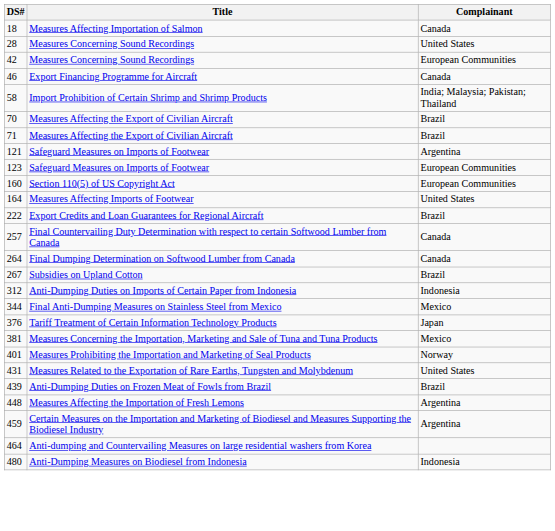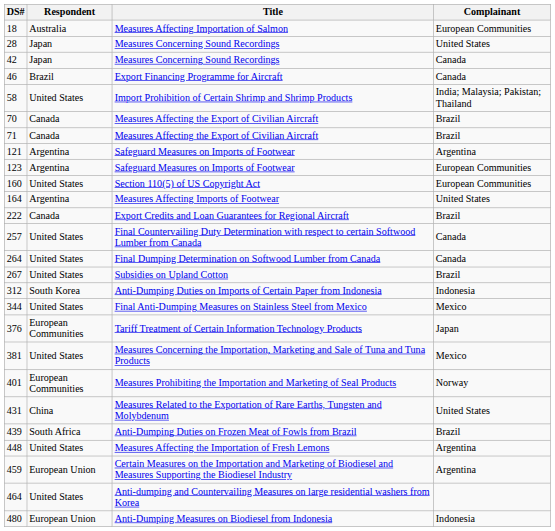+ column: (70, 12)
(436, 28) Canada -> (483, 28) European Communities
(468, 60) European Communities -> (451, 60) Canada
